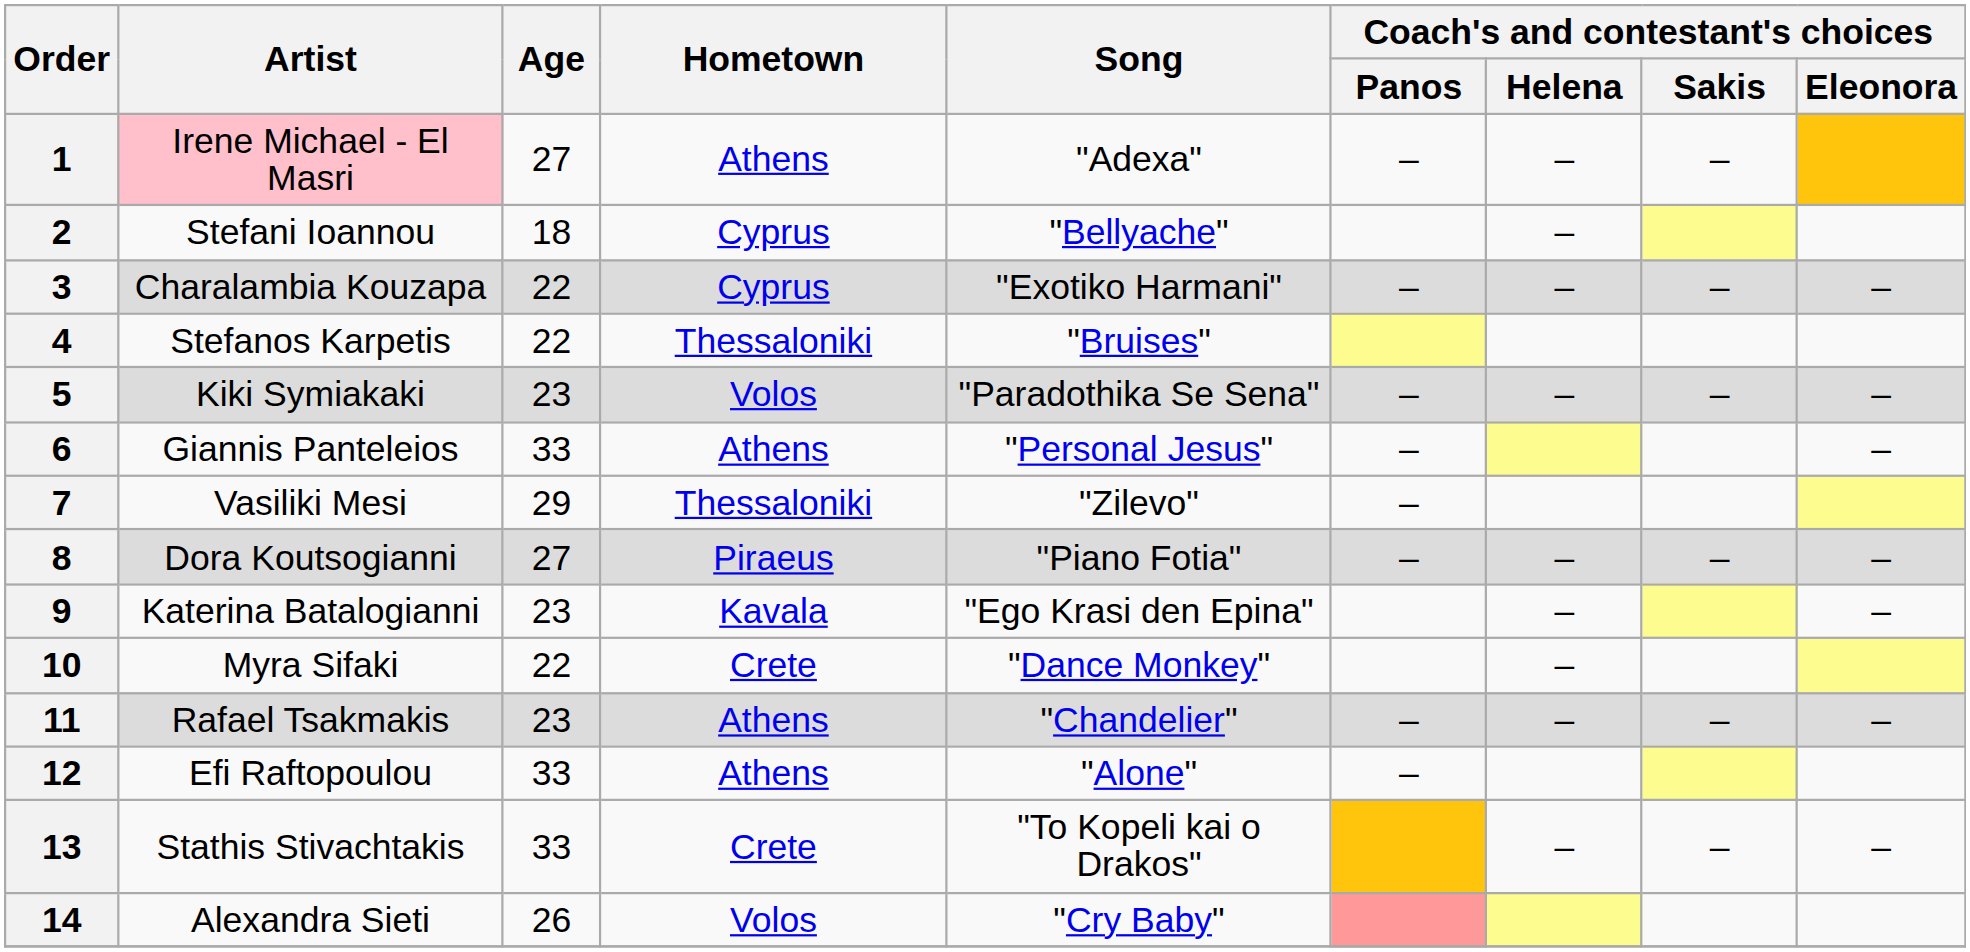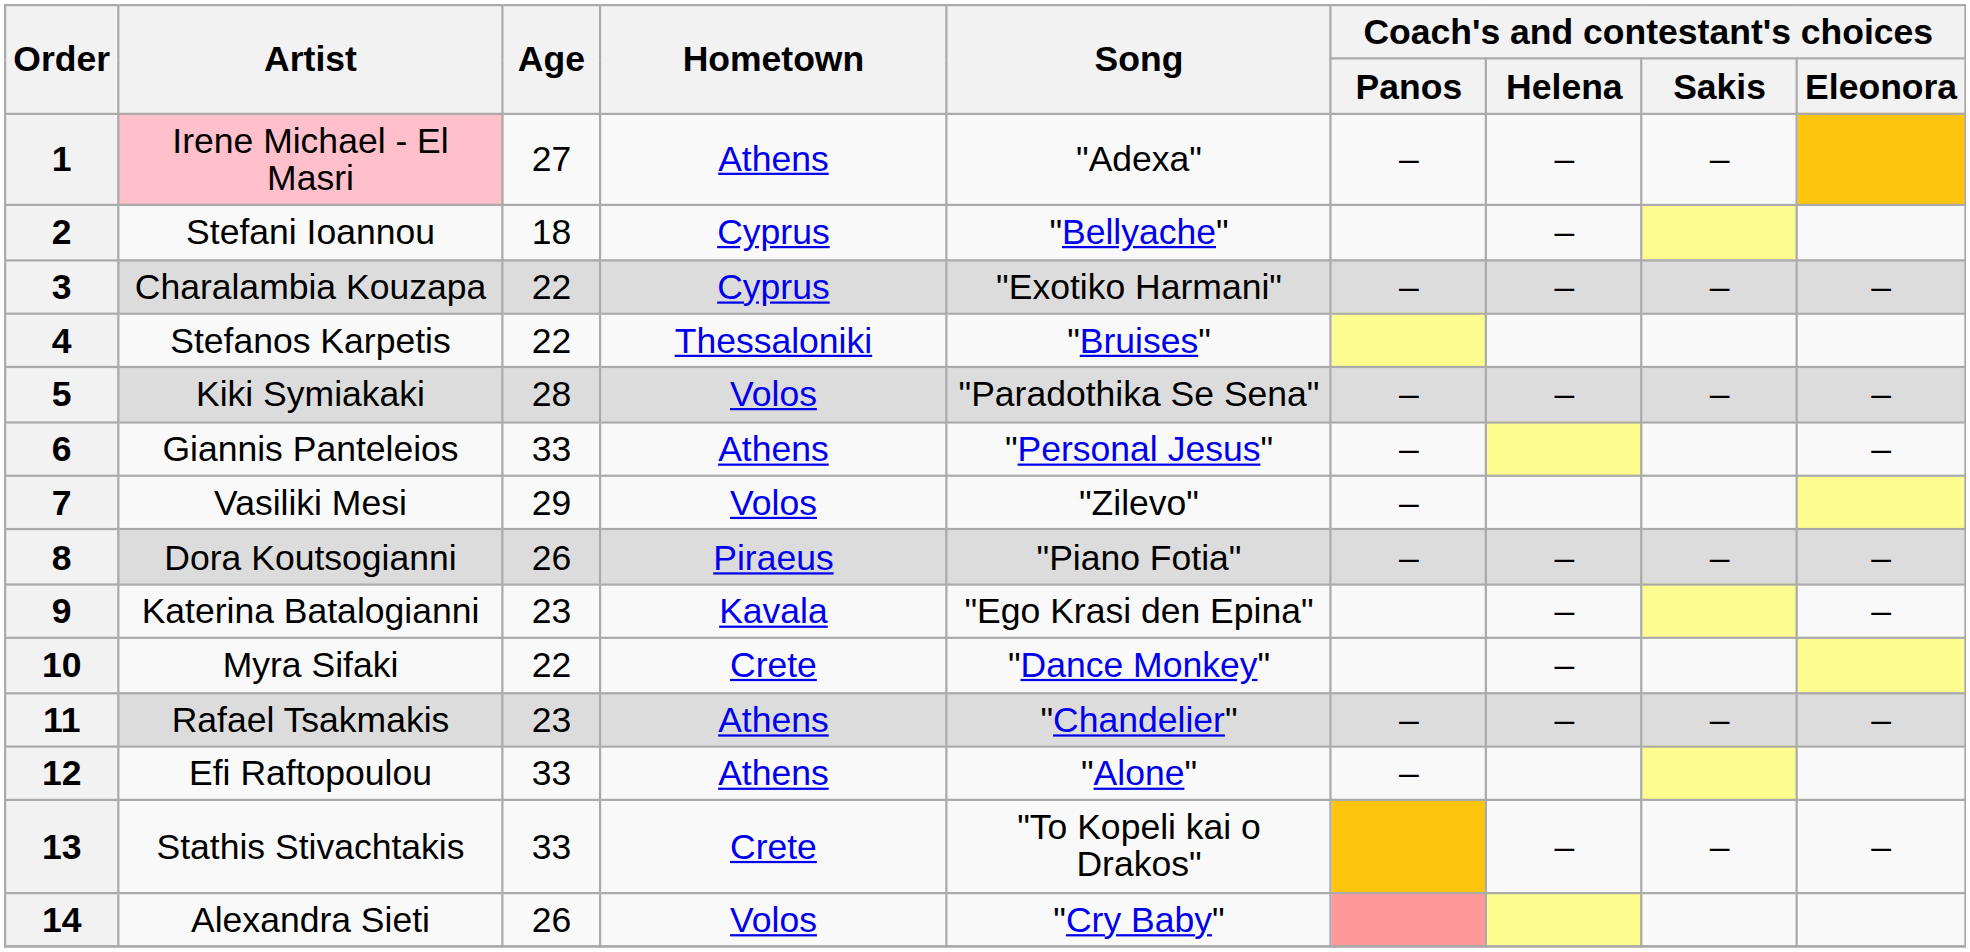(551, 395) 23 -> (551, 395) 28
(773, 503) Thessaloniki -> (773, 503) Volos
(551, 557) 27 -> (551, 557) 26
